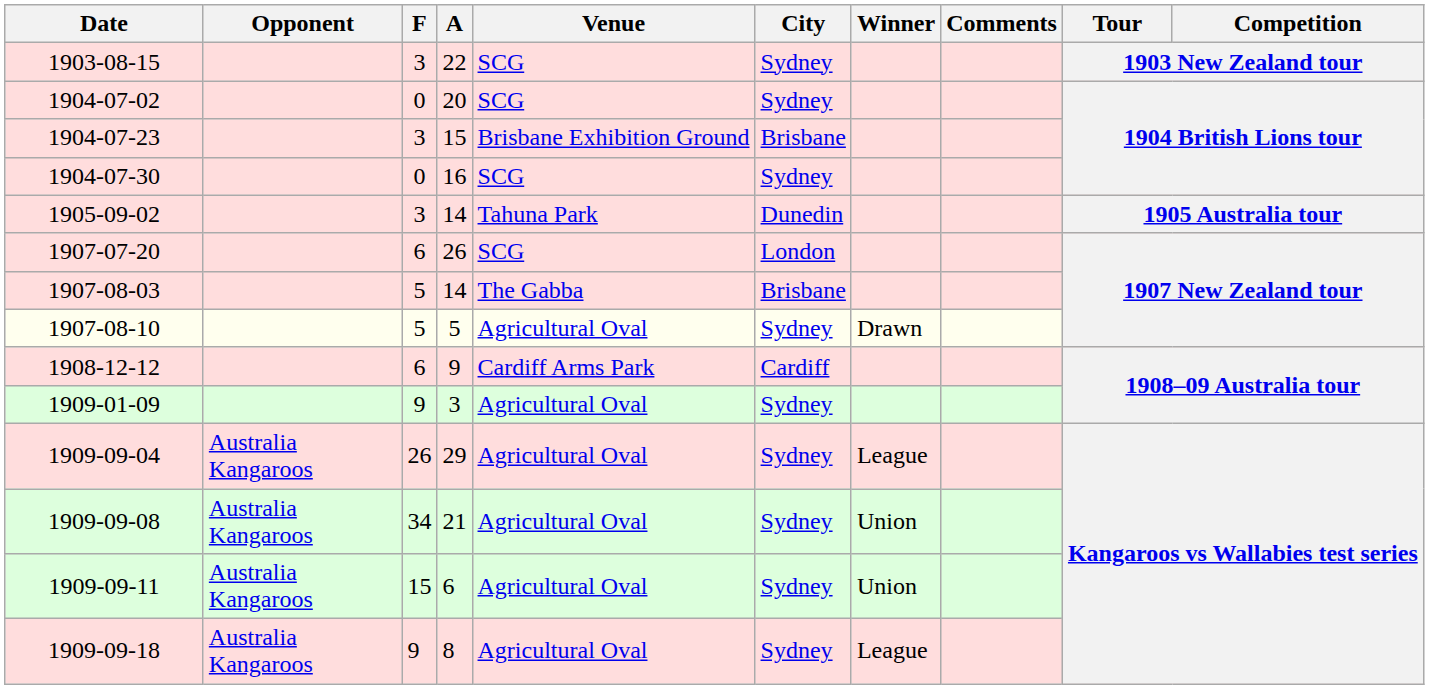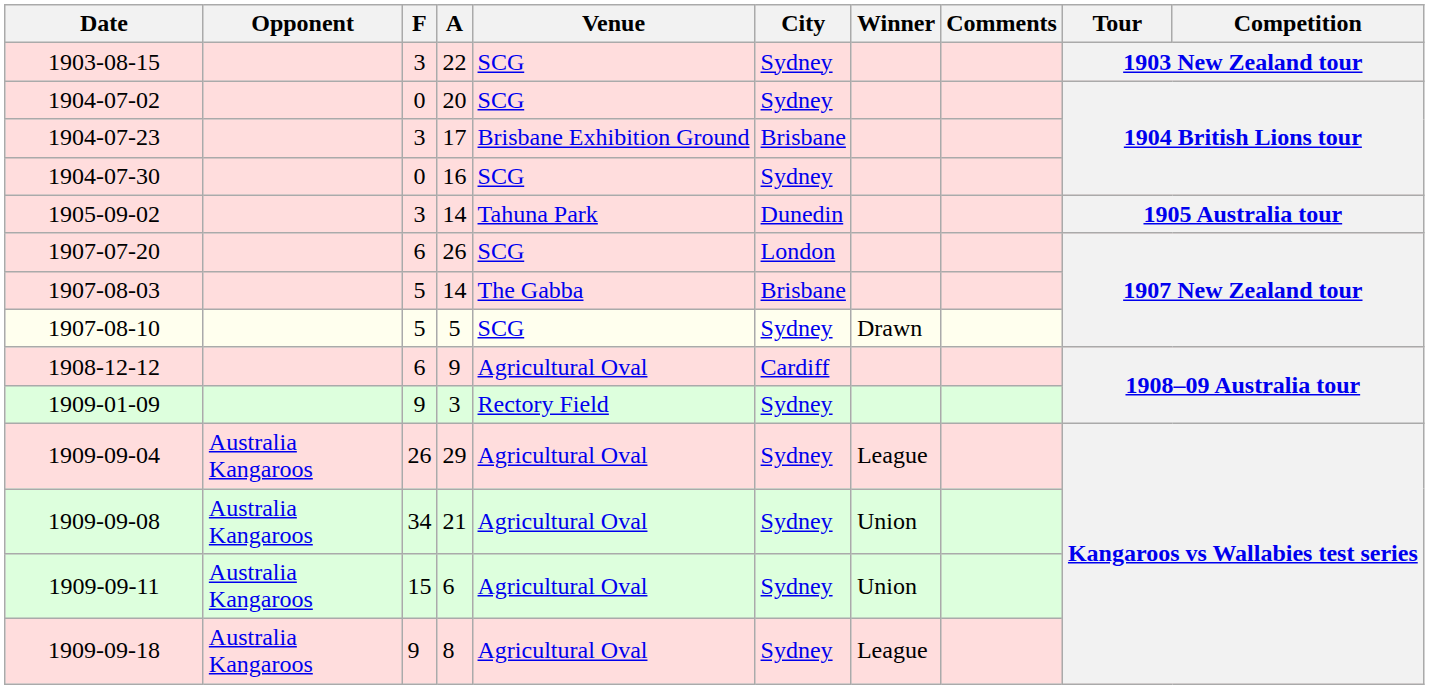(454, 137) 15 -> (454, 137) 17
(563, 328) Agricultural Oval -> (501, 328) SCG
(566, 366) Cardiff Arms Park -> (563, 366) Agricultural Oval
(563, 404) Agricultural Oval -> (543, 404) Rectory Field
